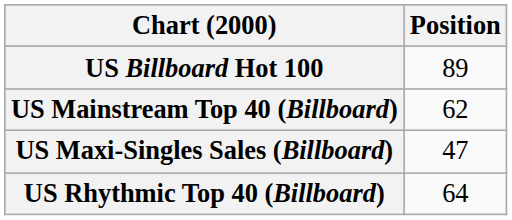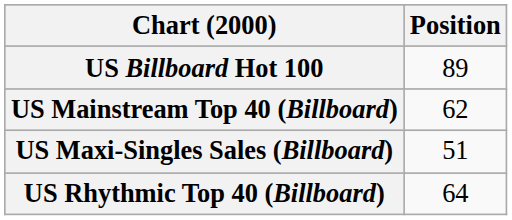(455, 151) 47 -> (455, 151) 51
